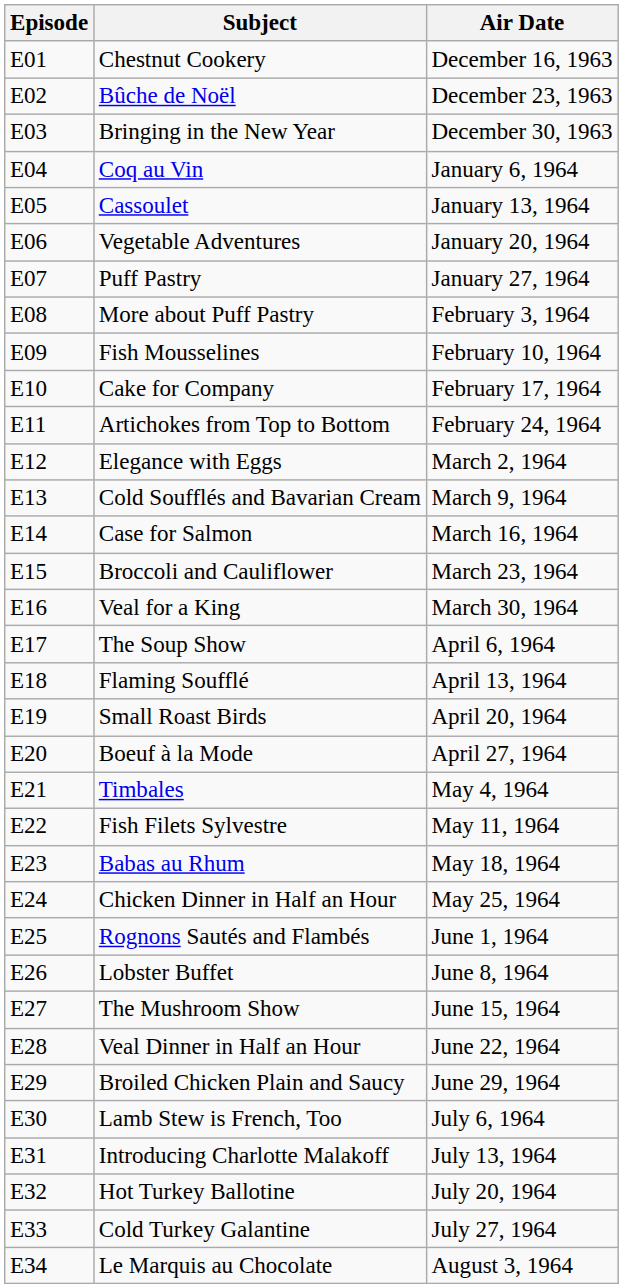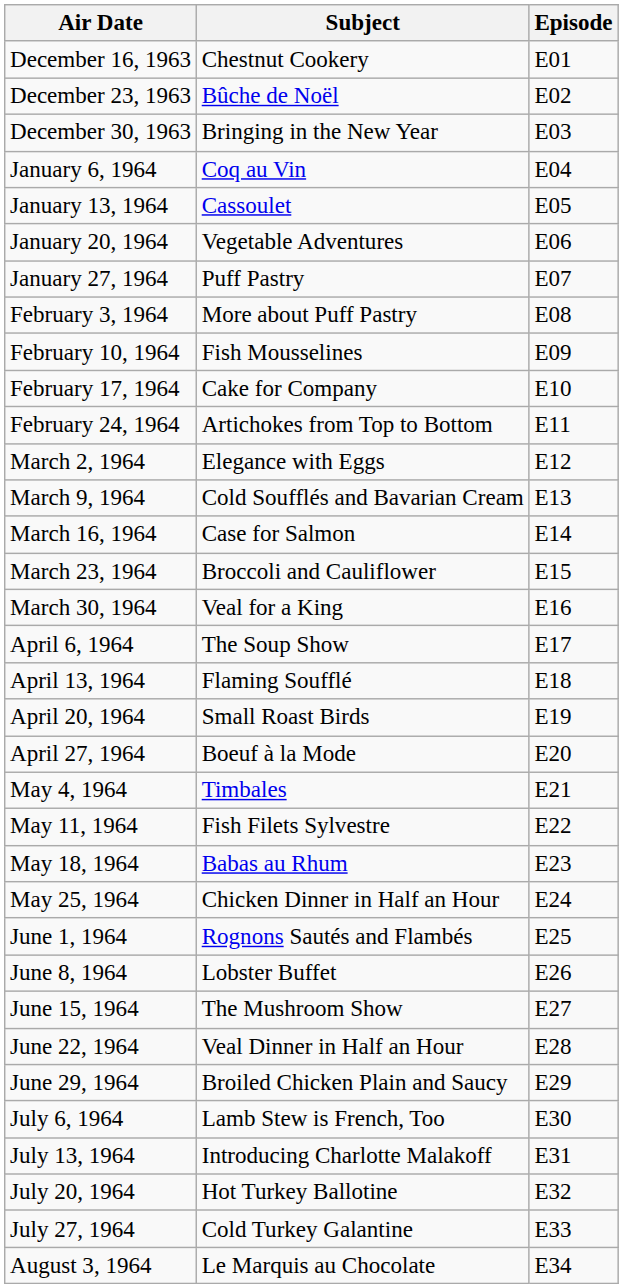columns swapped: (49, 22) <-> (522, 22)
